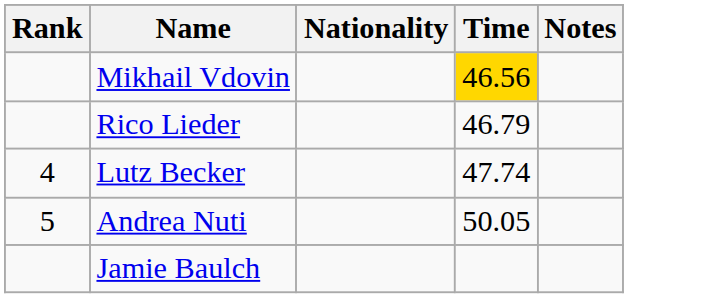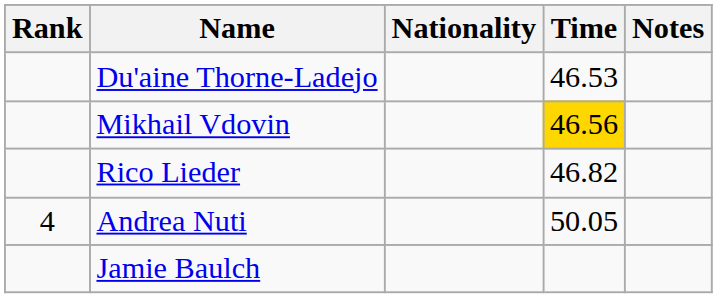+ row: (237, 76)
(496, 124) 46.79 -> (584, 172) 46.82
- row: (171, 172)
(47, 220) 5 -> (47, 220) 4
